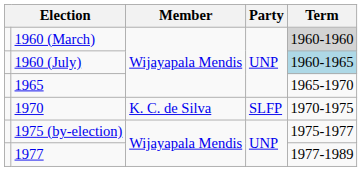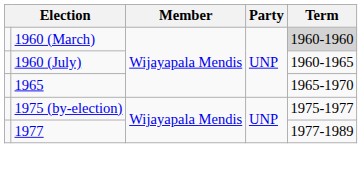(322, 62) lightblue background -> (322, 62) no background
- row: (29, 108)
